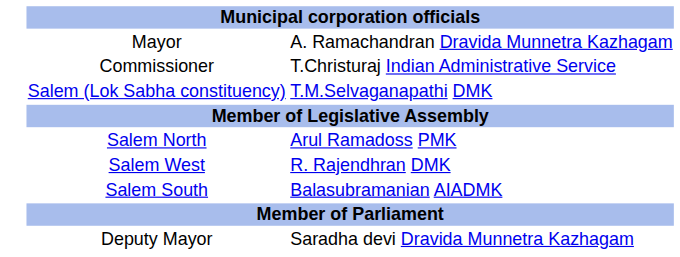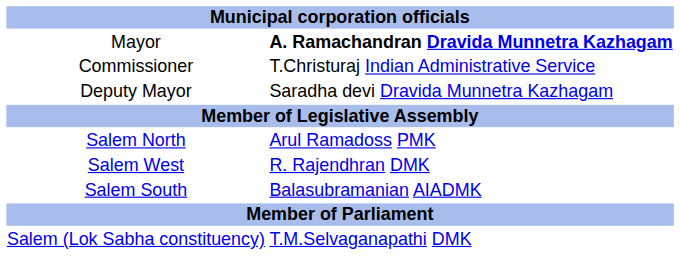(481, 42) normal -> (471, 42) bold
rows swapped: (157, 239) <-> (157, 91)
